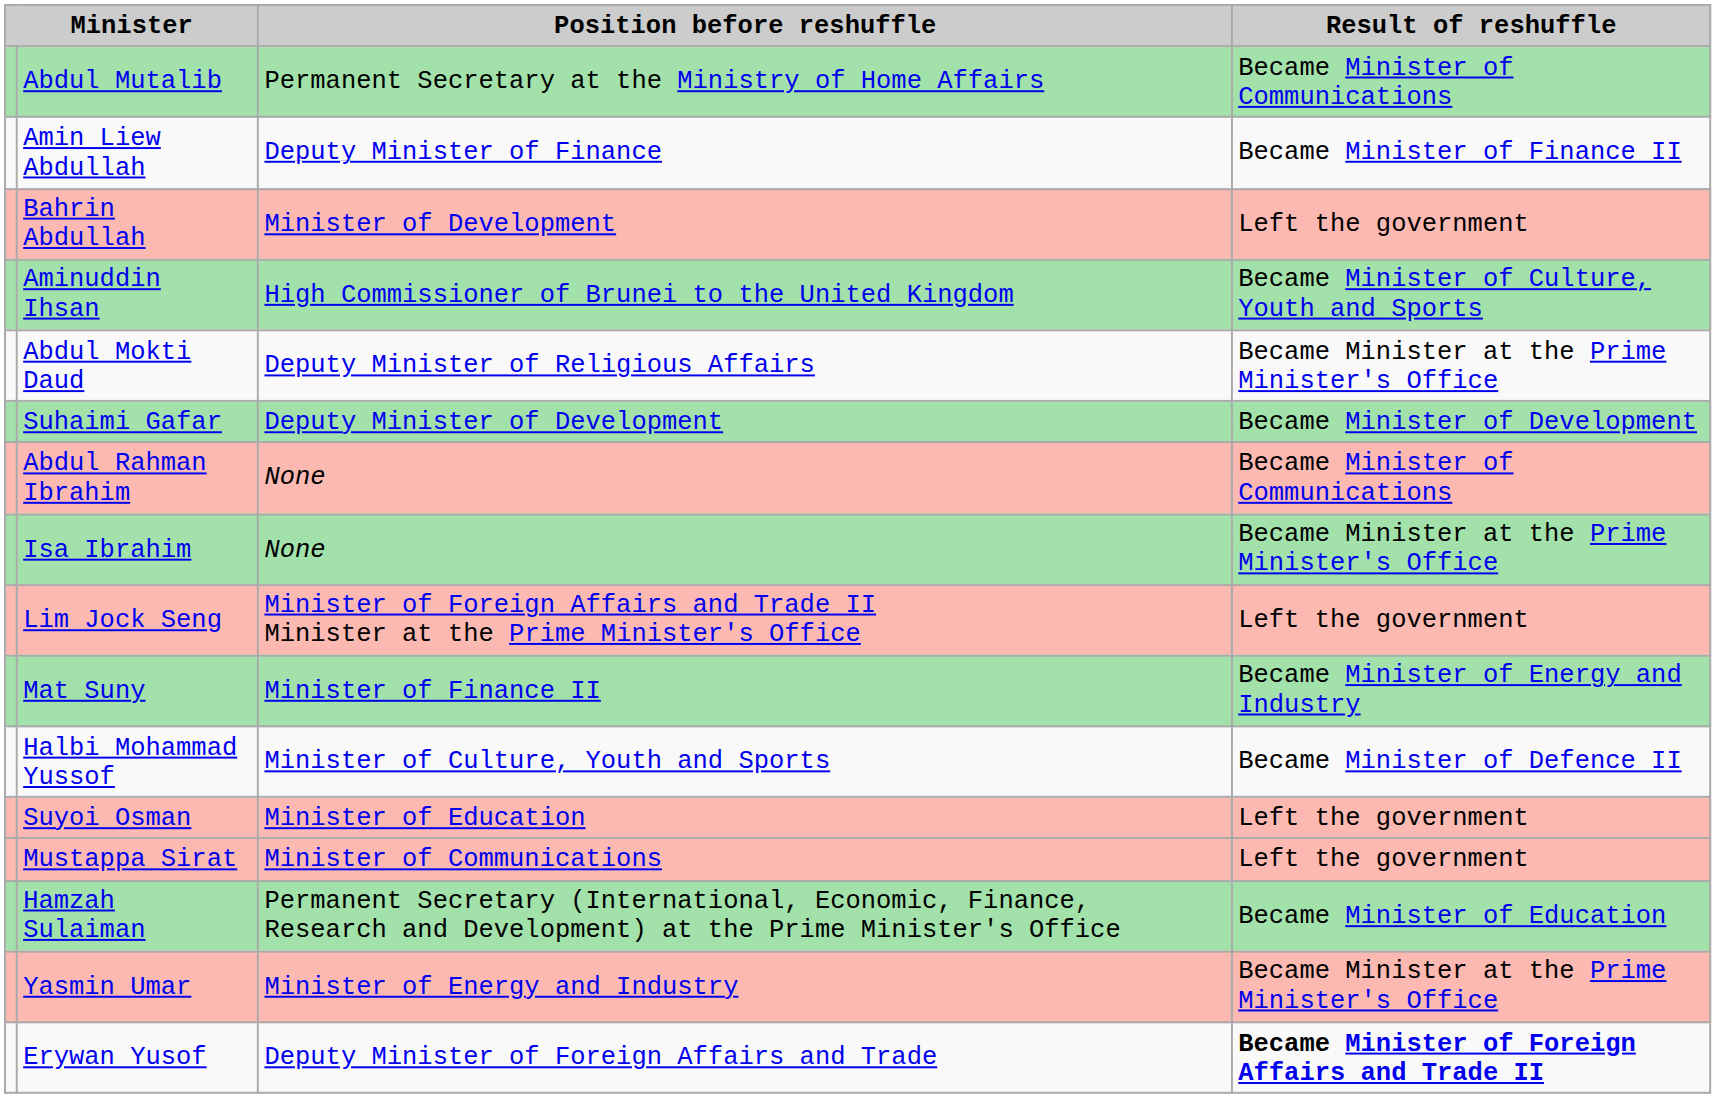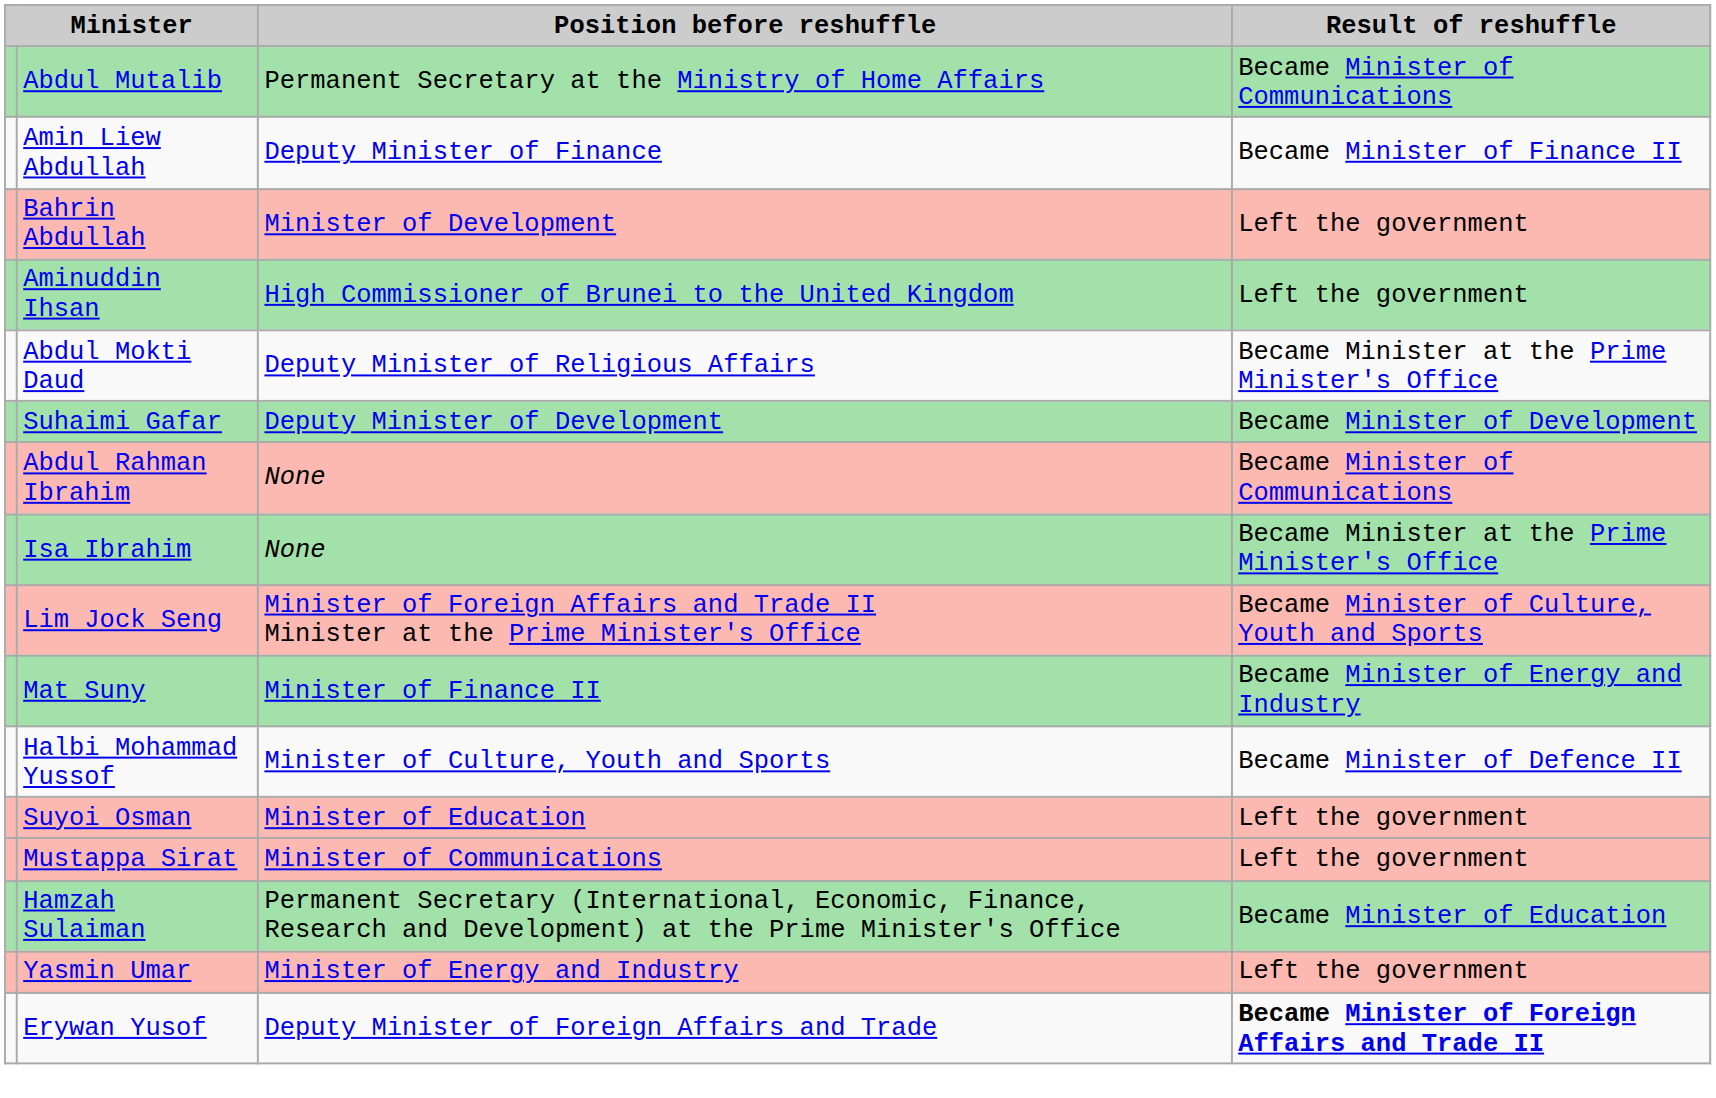(1445, 295) Became Minister of Culture, Youth and Sports -> (1384, 295) Left the government
(1384, 620) Left the government -> (1445, 620) Became Minister of Culture, Youth and Sports
(1452, 987) Became Minister at the Prime Minister's Office -> (1384, 972) Left the government
